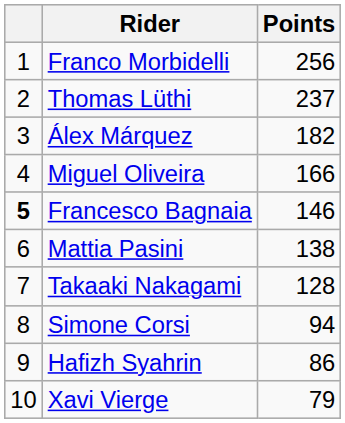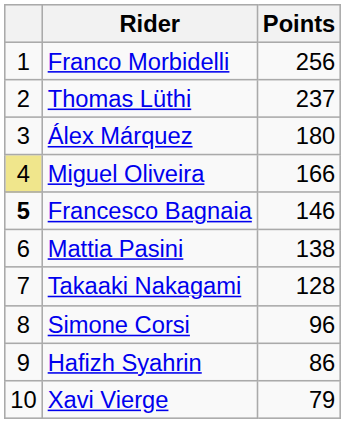(315, 136) 182 -> (315, 136) 180
(23, 174) no background -> (23, 174) khaki background
(322, 324) 94 -> (322, 324) 96
